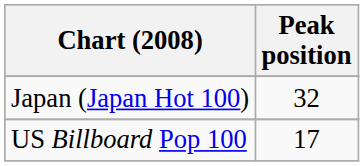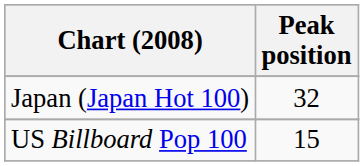(306, 139) 17 -> (306, 139) 15
